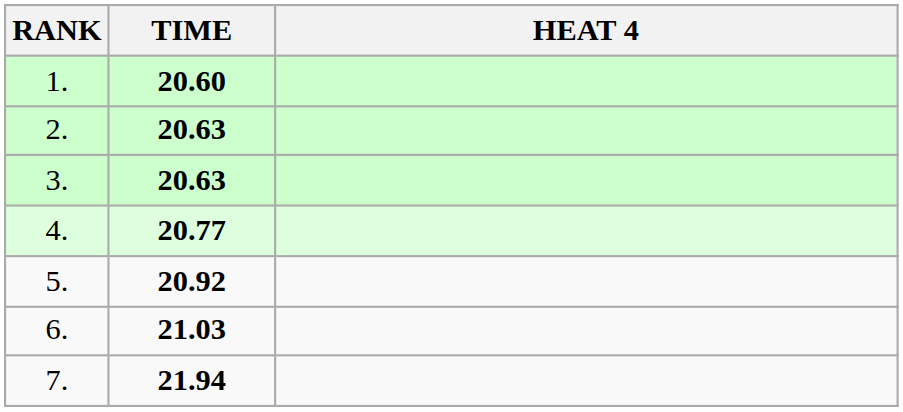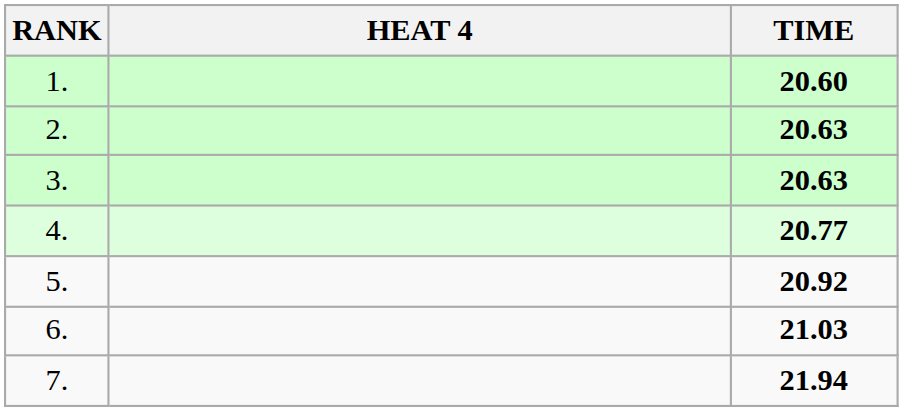columns swapped: (586, 29) <-> (192, 29)
